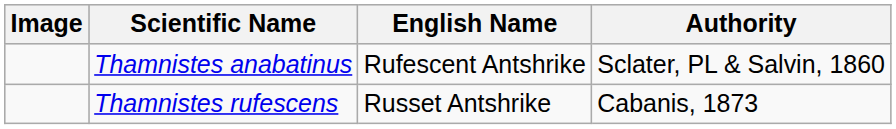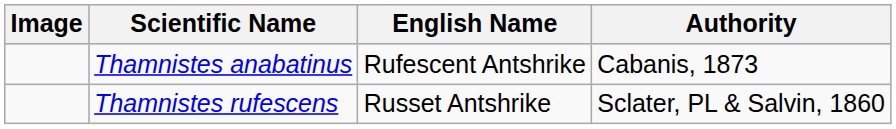(741, 63) Sclater, PL & Salvin, 1860 -> (678, 63) Cabanis, 1873
(678, 103) Cabanis, 1873 -> (741, 103) Sclater, PL & Salvin, 1860
